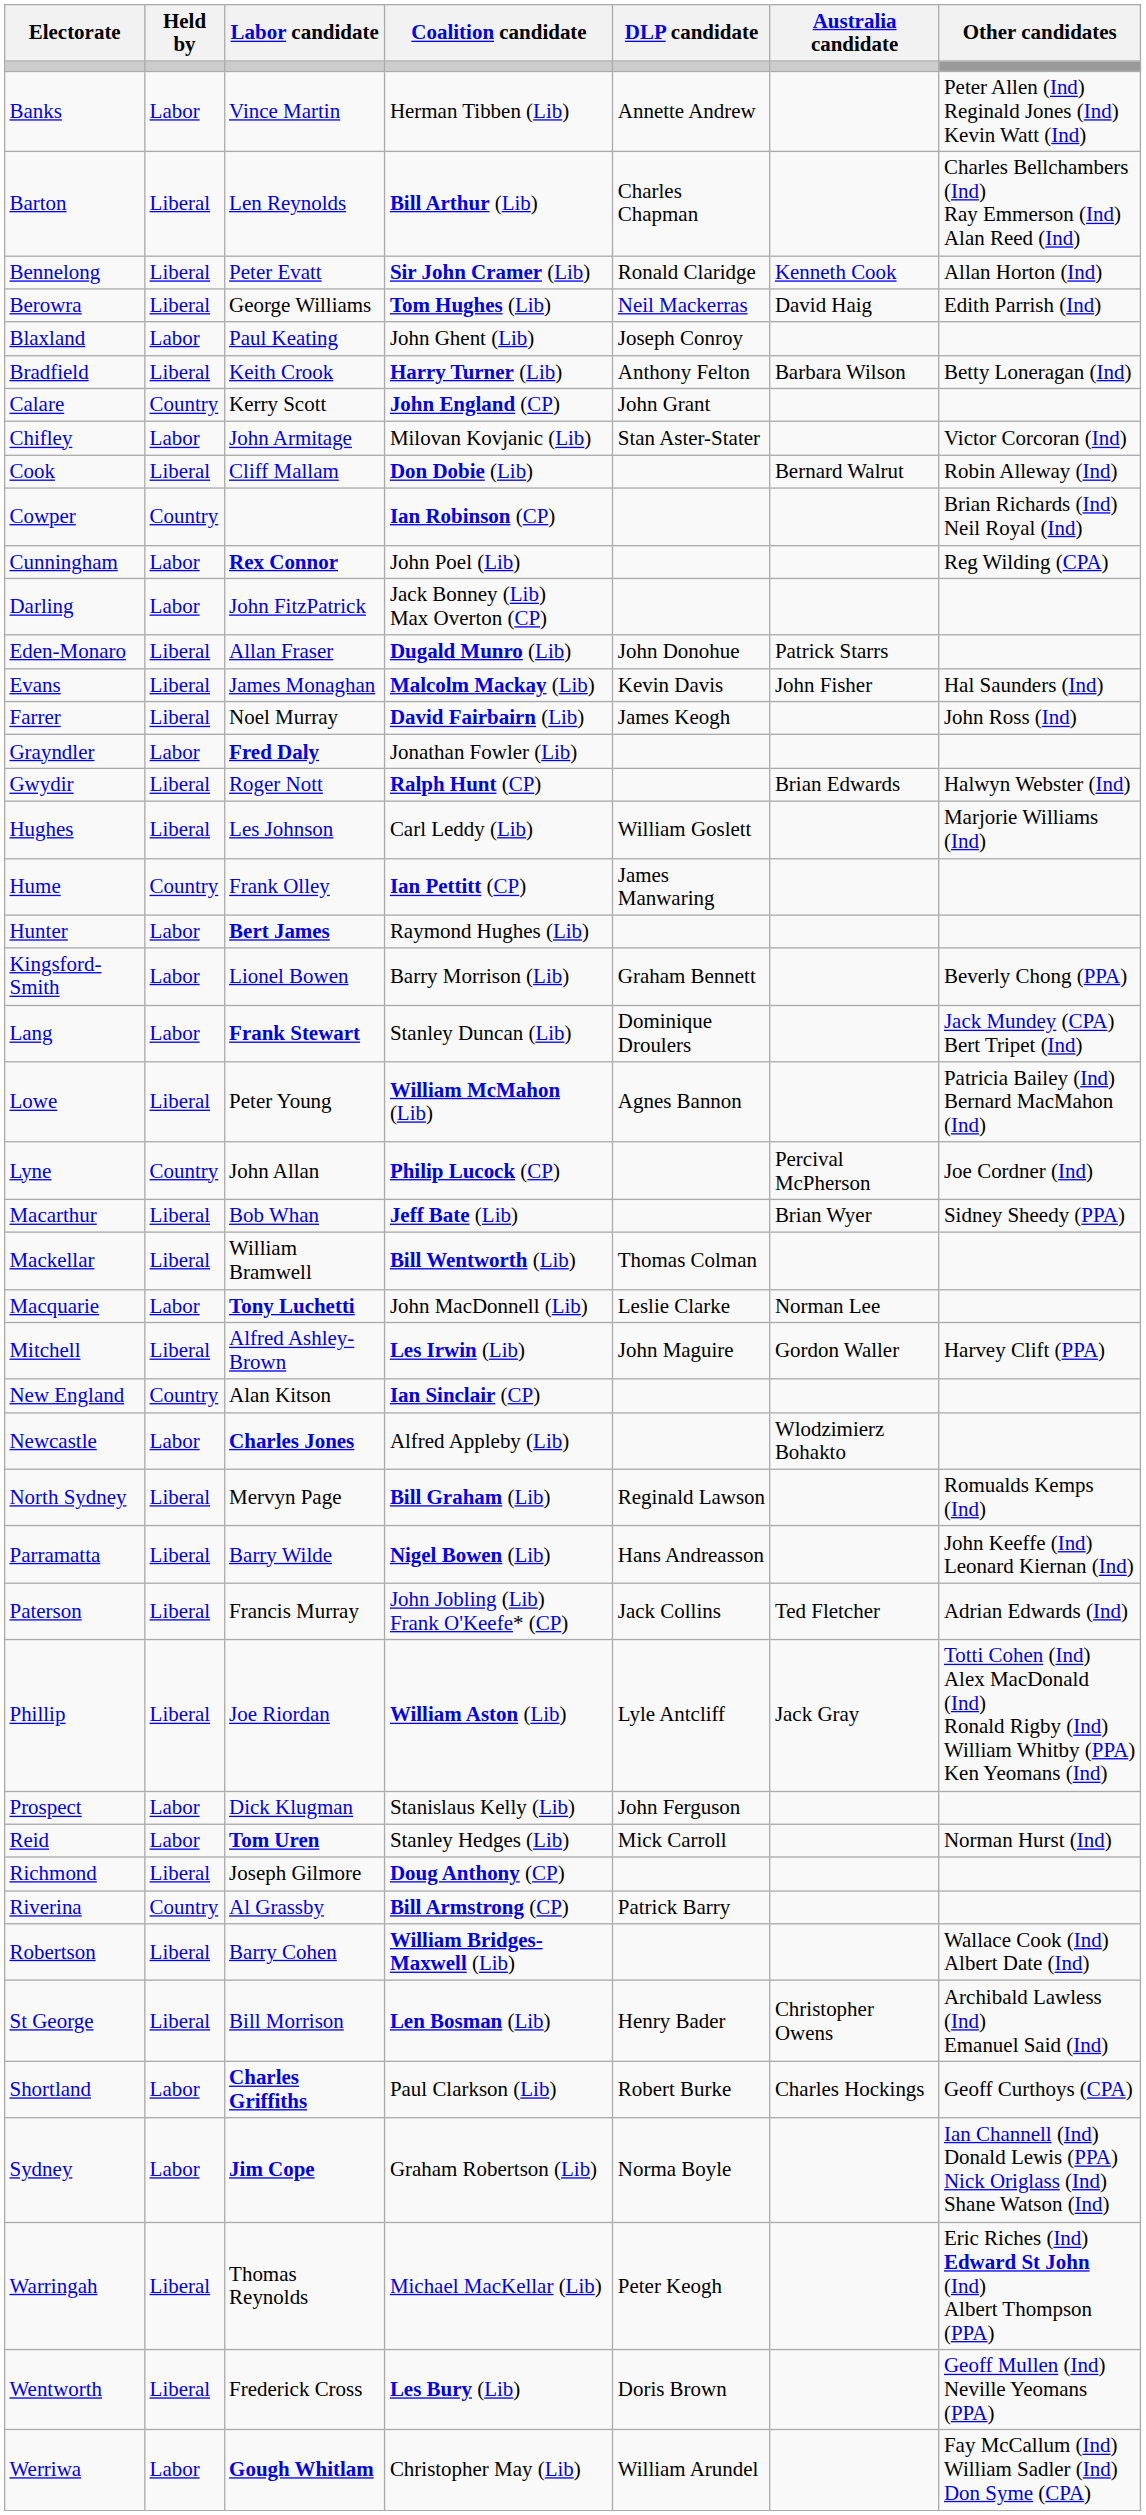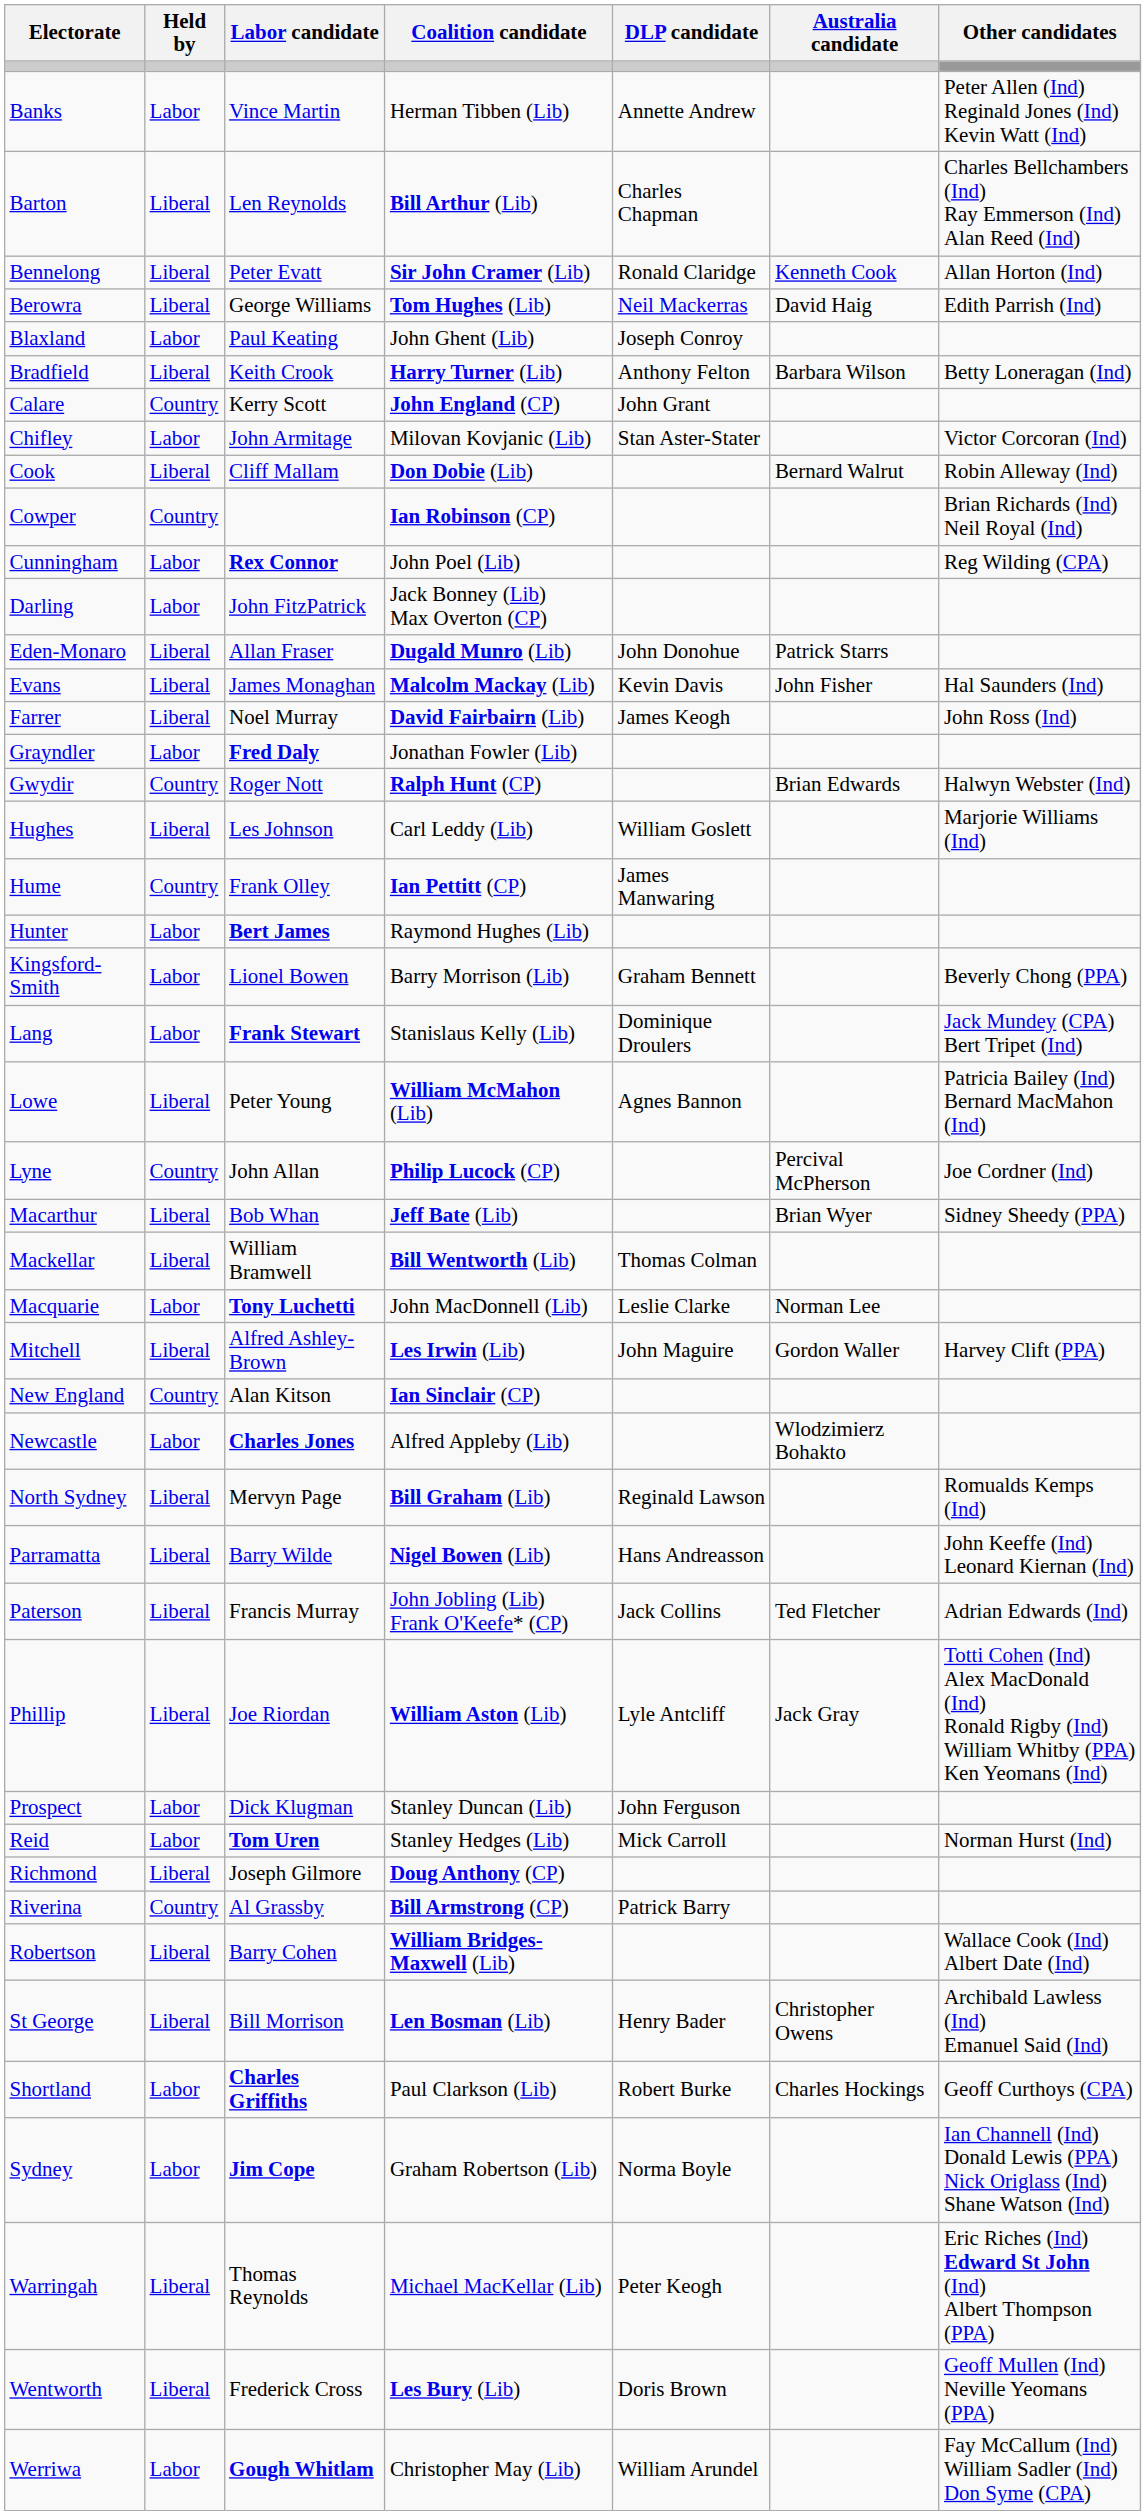(180, 784) Liberal -> (184, 784) Country
(481, 1033) Stanley Duncan (Lib) -> (482, 1033) Stanislaus Kelly (Lib)
(482, 1807) Stanislaus Kelly (Lib) -> (481, 1807) Stanley Duncan (Lib)
